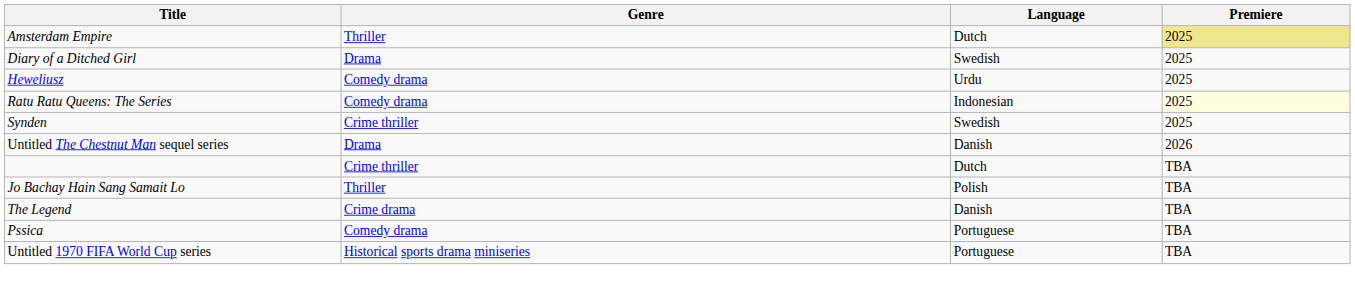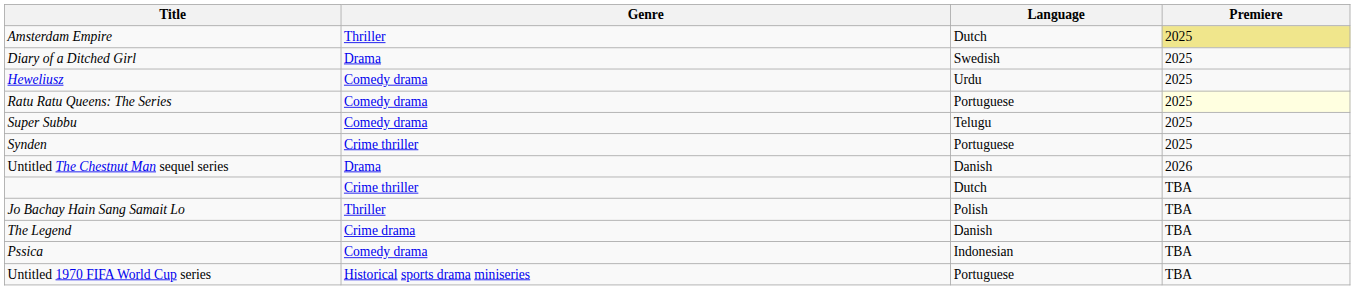(983, 101) Indonesian -> (984, 101) Portuguese
+ row: (42, 123)
(977, 123) Swedish -> (984, 144) Portuguese
(984, 230) Portuguese -> (983, 252) Indonesian
